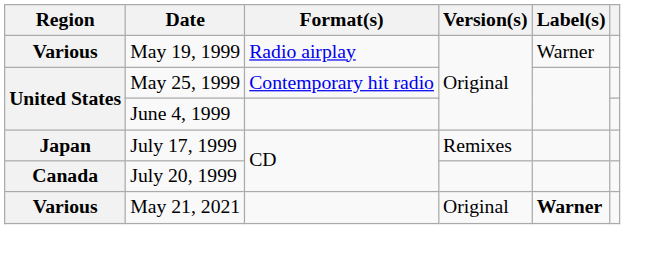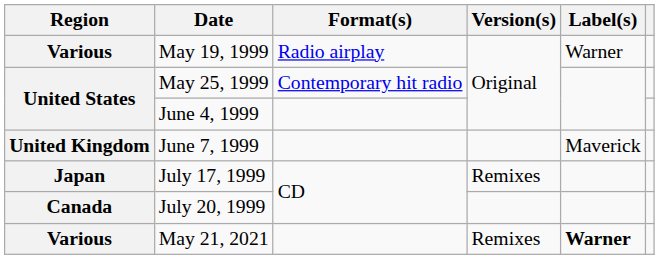+ row: (209, 144)
(476, 207) Original -> (506, 238) Remixes
